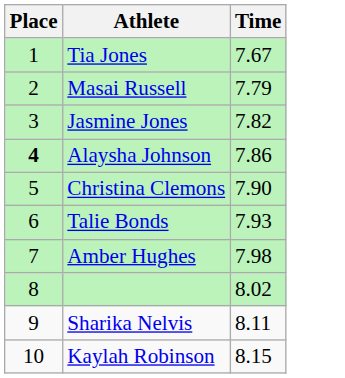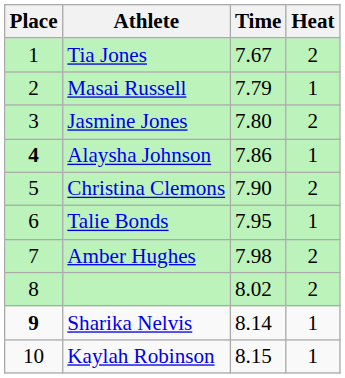+ column: (313, 21)
(253, 121) 7.82 -> (253, 121) 7.80
(253, 222) 7.93 -> (253, 222) 7.95
(34, 322) normal -> (34, 322) bold
(253, 322) 8.11 -> (253, 322) 8.14
